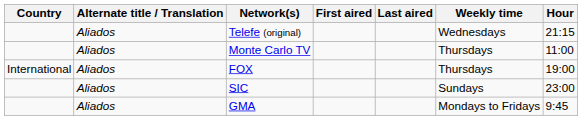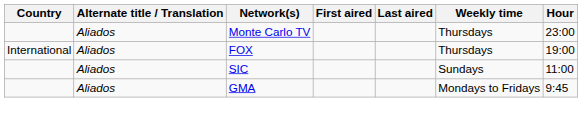- row: (265, 32)
(560, 50) 11:00 -> (560, 32) 23:00
(560, 87) 23:00 -> (560, 69) 11:00
